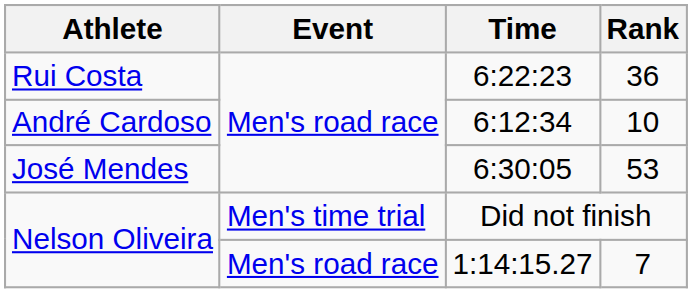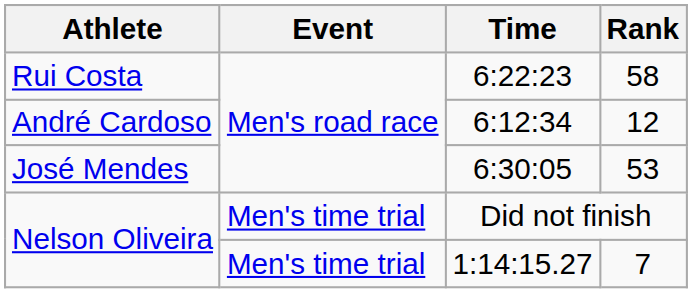(643, 76) 36 -> (643, 76) 58
(643, 123) 10 -> (643, 123) 12
(333, 263) Men's road race -> (326, 263) Men's time trial
